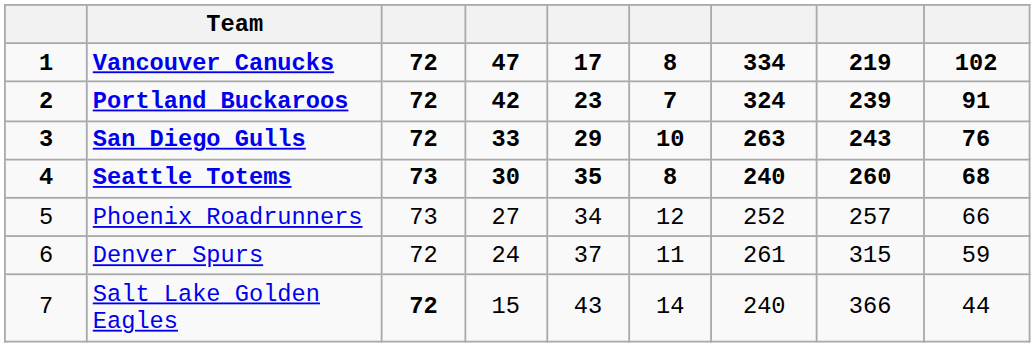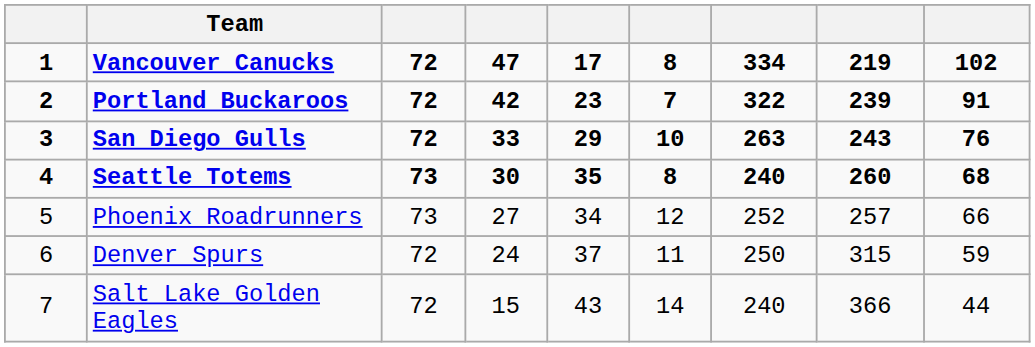(764, 101) 324 -> (764, 101) 322
(764, 256) 261 -> (764, 256) 250
(423, 308) bold -> (423, 308) normal
